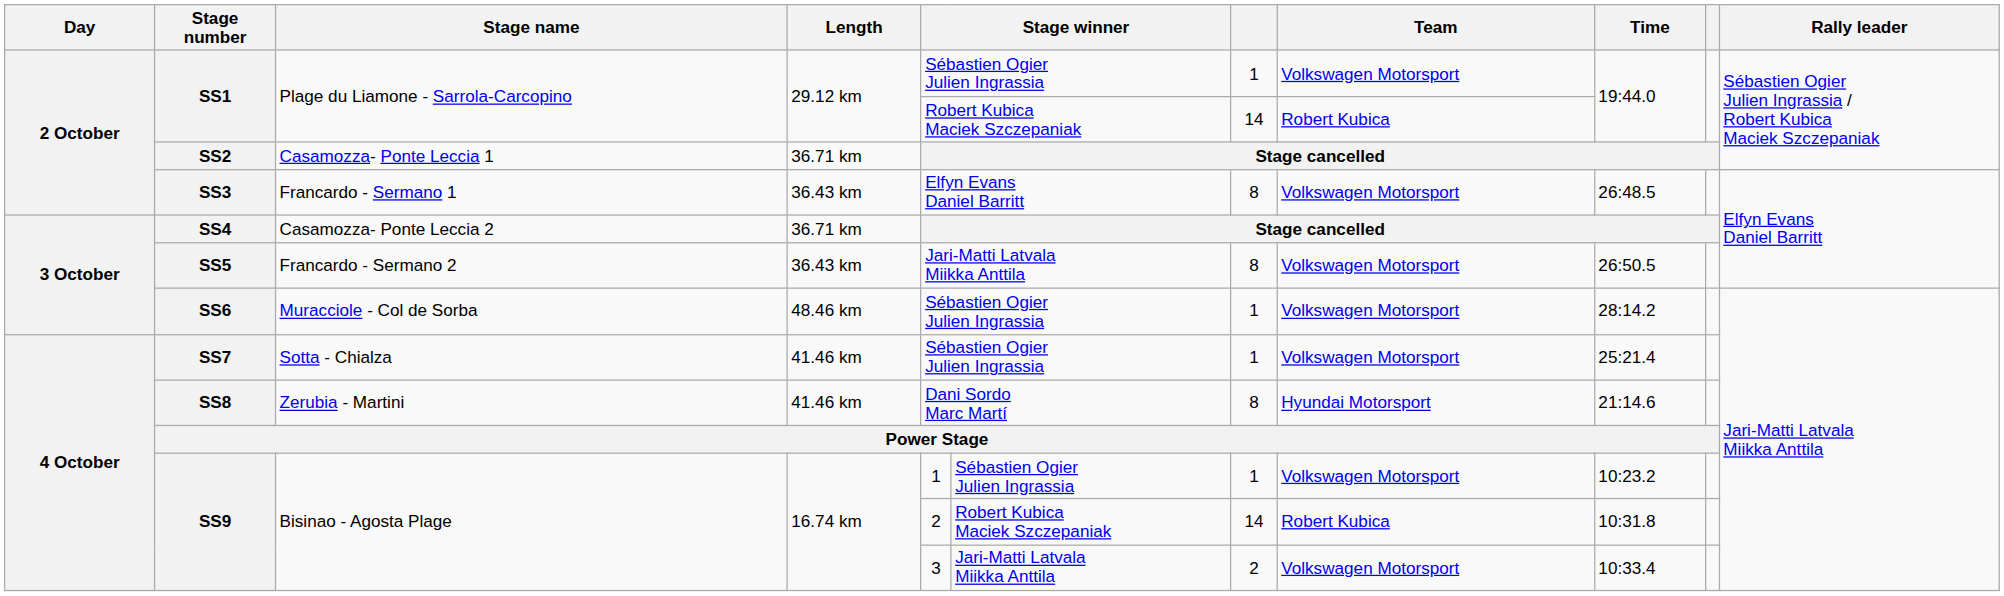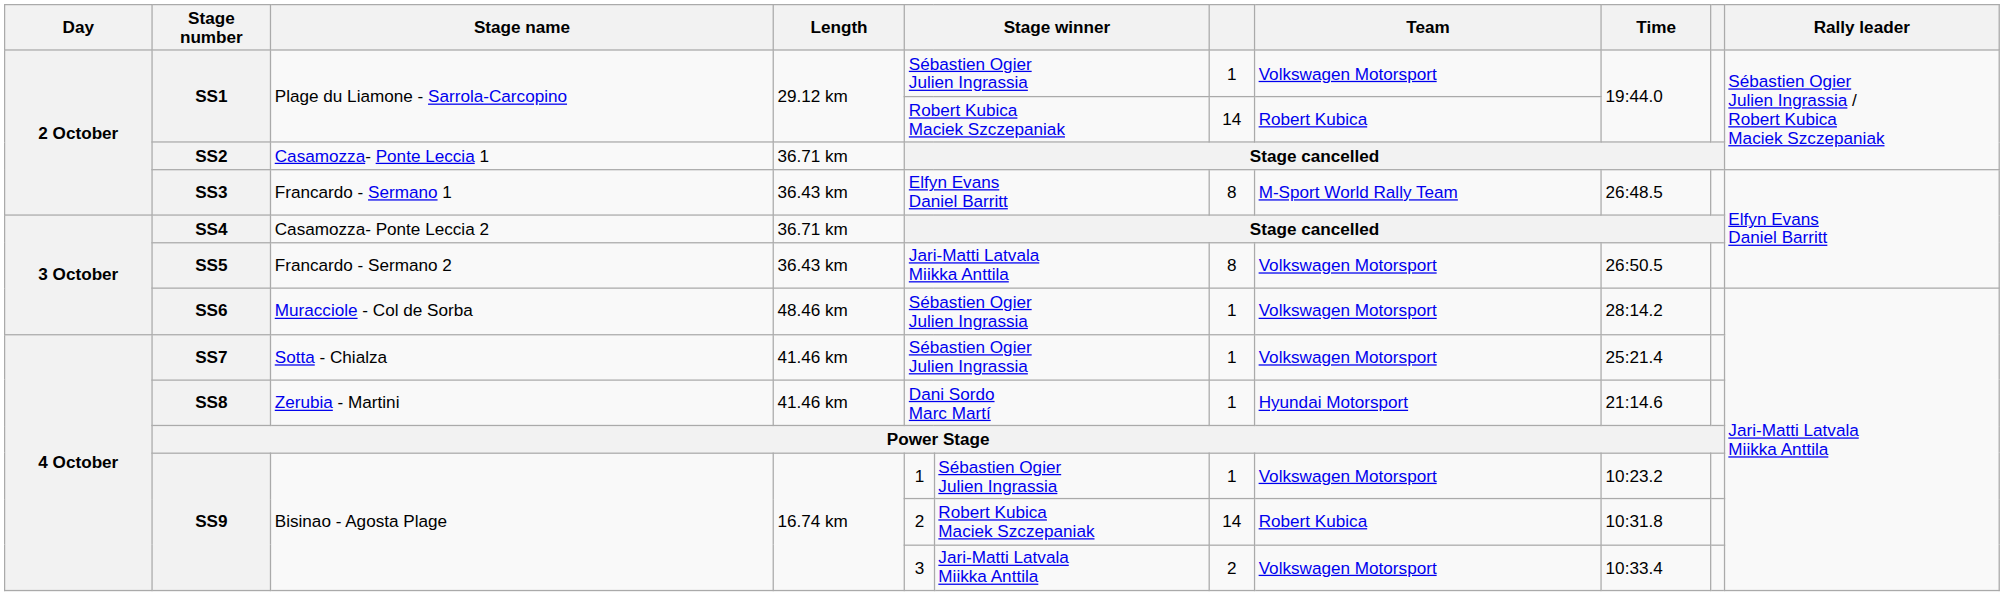(1370, 192) Volkswagen Motorsport -> (1358, 192) M-Sport World Rally Team
(1254, 403) 8 -> (1232, 403) 1
